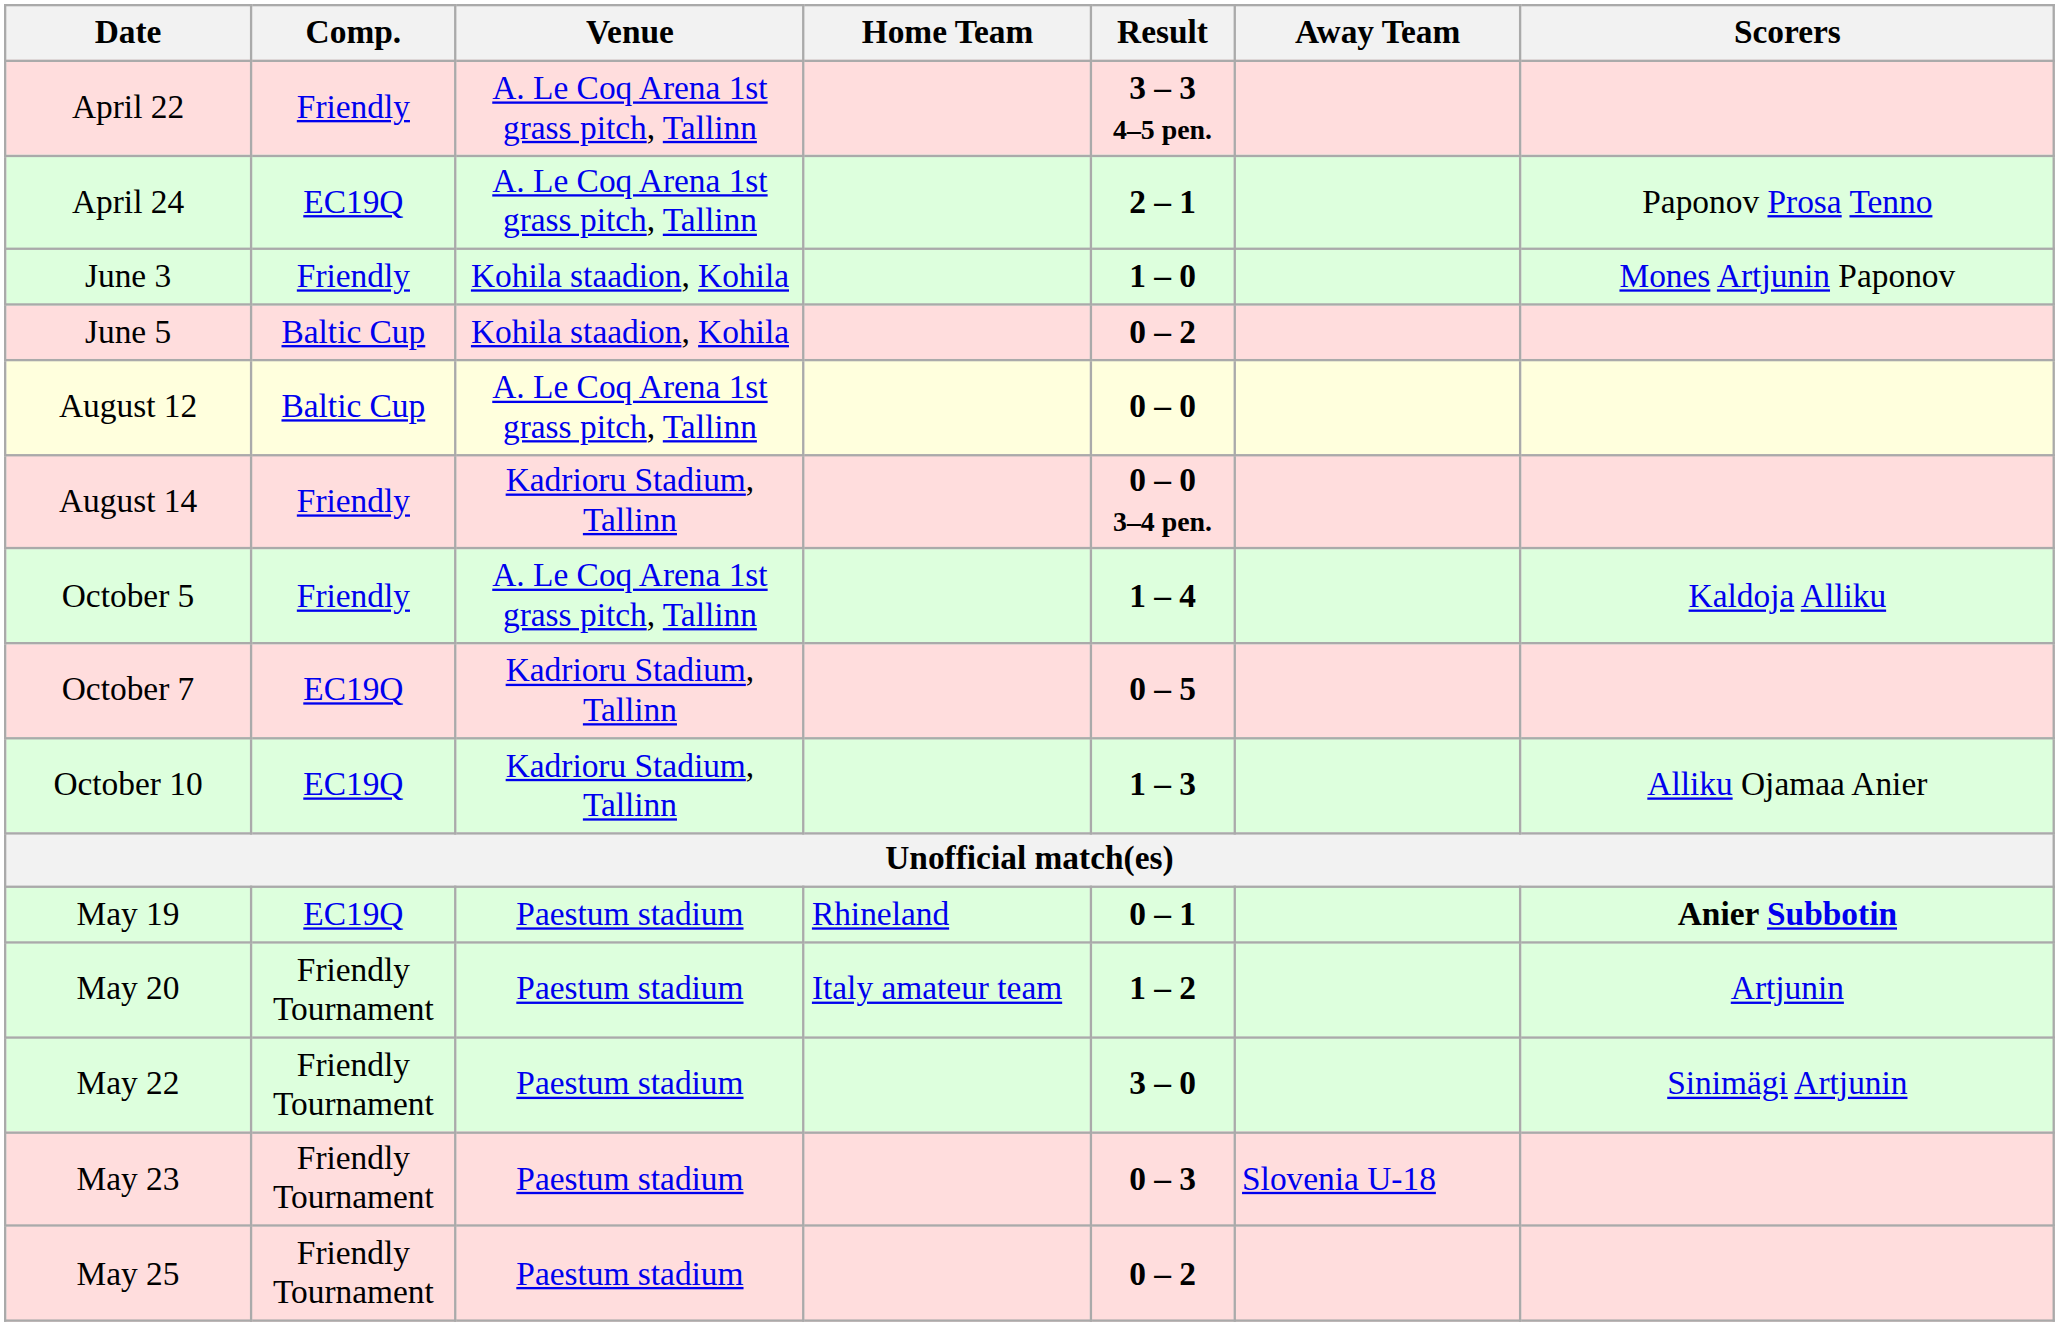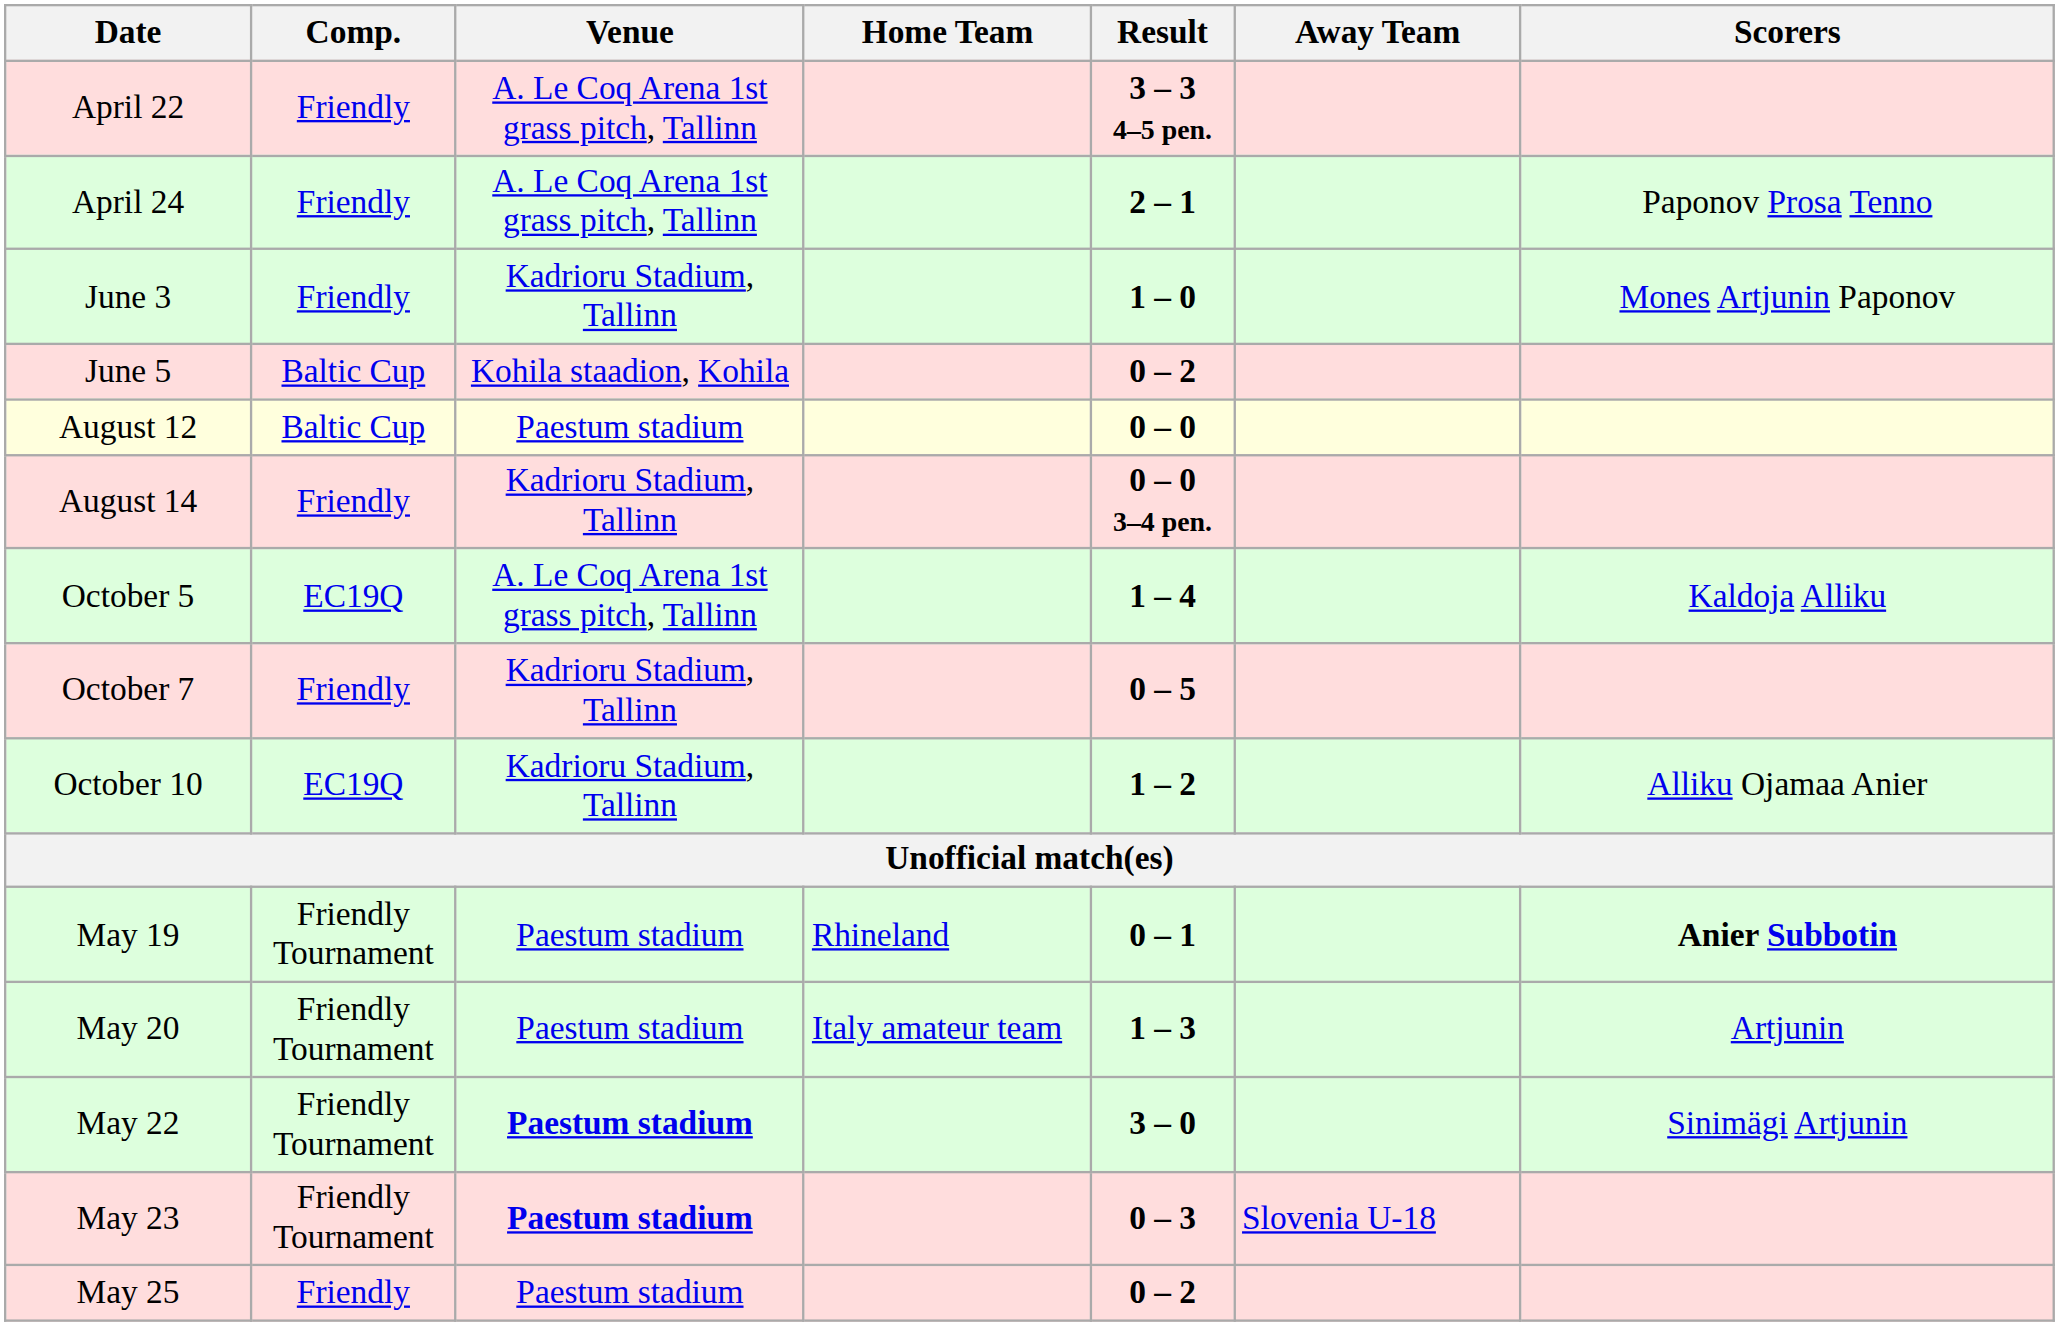(353, 201) EC19Q -> (353, 201) Friendly
(630, 276) Kohila staadion, Kohila -> (630, 296) Kadrioru Stadium, Tallinn
(630, 406) A. Le Coq Arena 1st grass pitch, Tallinn -> (630, 426) Paestum stadium
(353, 595) Friendly -> (353, 595) EC19Q
(353, 690) EC19Q -> (353, 690) Friendly
(1163, 784) 1 – 3 -> (1163, 784) 1 – 2
(353, 914) EC19Q -> (353, 934) Friendly Tournament
(1163, 989) 1 – 2 -> (1163, 1028) 1 – 3
(630, 1083) normal -> (630, 1123) bold
(630, 1178) normal -> (630, 1217) bold
(353, 1273) Friendly Tournament -> (353, 1292) Friendly
